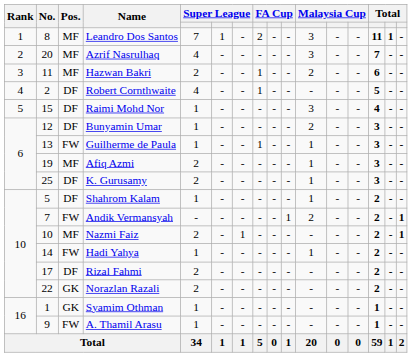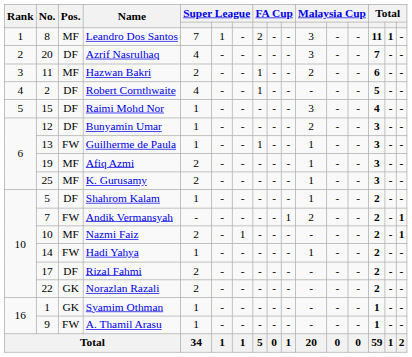(71, 54) MF -> (71, 54) DF
(71, 180) DF -> (71, 180) MF
